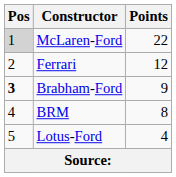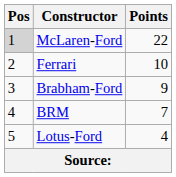(161, 64) 12 -> (161, 64) 10
(12, 88) bold -> (12, 88) normal
(164, 112) 8 -> (164, 112) 7
